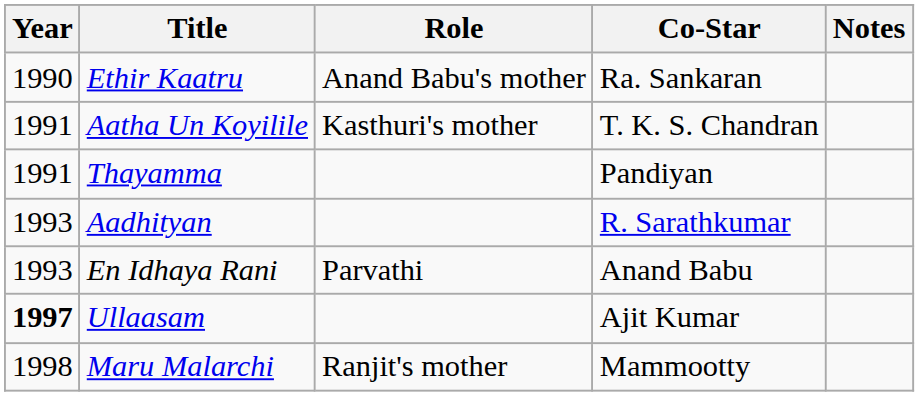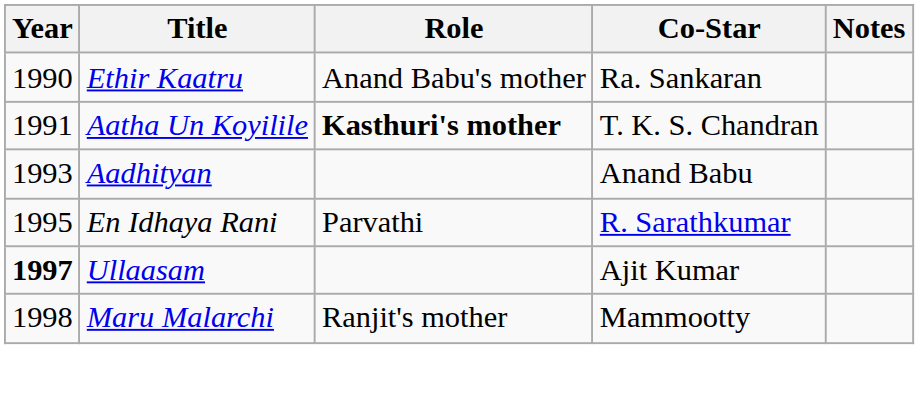(430, 125) normal -> (442, 125) bold
- row: (154, 173)
(695, 221) R. Sarathkumar -> (676, 173) Anand Babu
(42, 269) 1993 -> (42, 221) 1995
(676, 269) Anand Babu -> (695, 221) R. Sarathkumar
